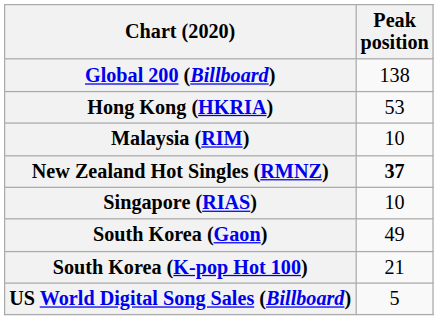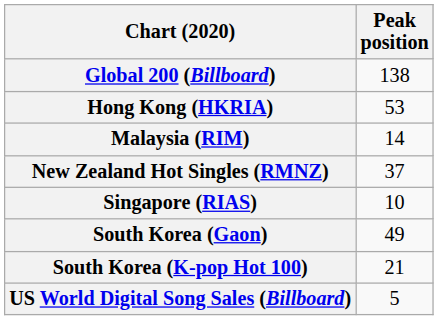(395, 139) 10 -> (395, 139) 14
(395, 171) bold -> (395, 171) normal
